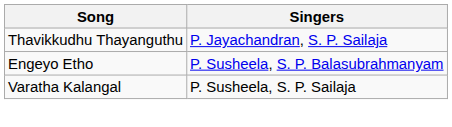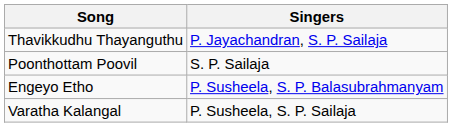+ row: (72, 64)
